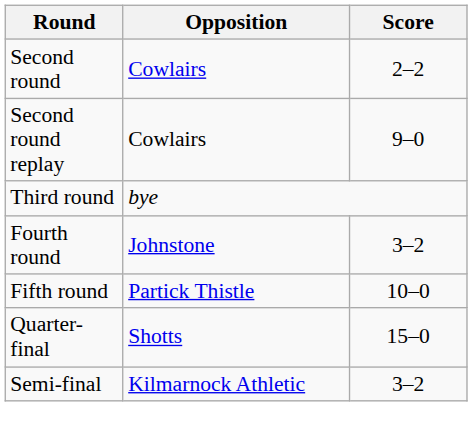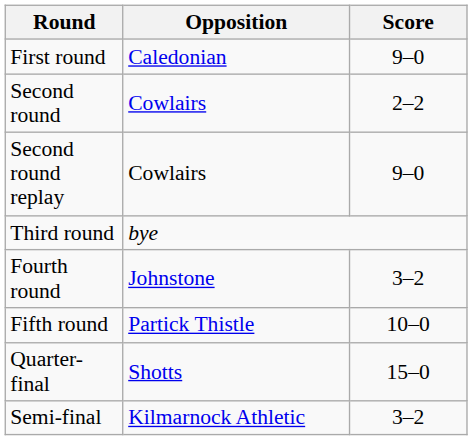+ row: (58, 56)
